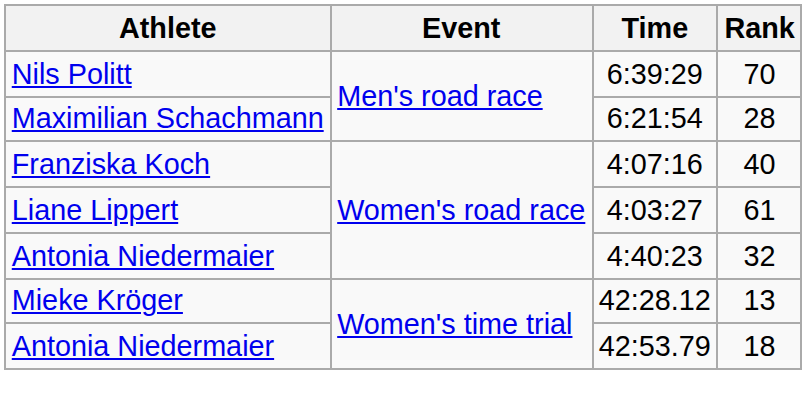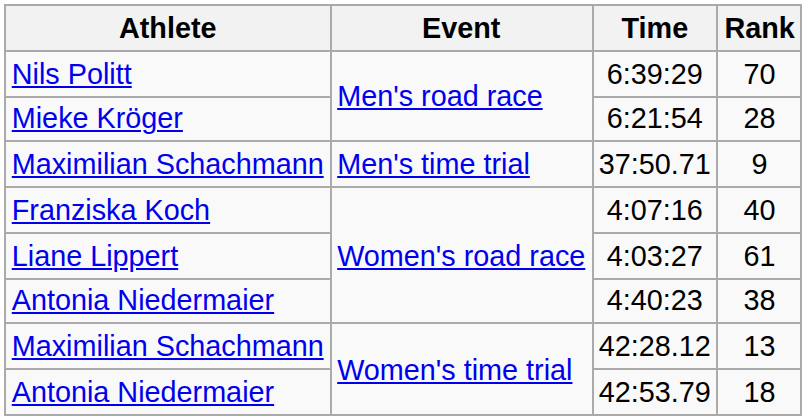(168, 119) Maximilian Schachmann -> (97, 119) Mieke Kröger
+ row: (655, 165)
(760, 256) 32 -> (760, 301) 38
(97, 301) Mieke Kröger -> (168, 347) Maximilian Schachmann
